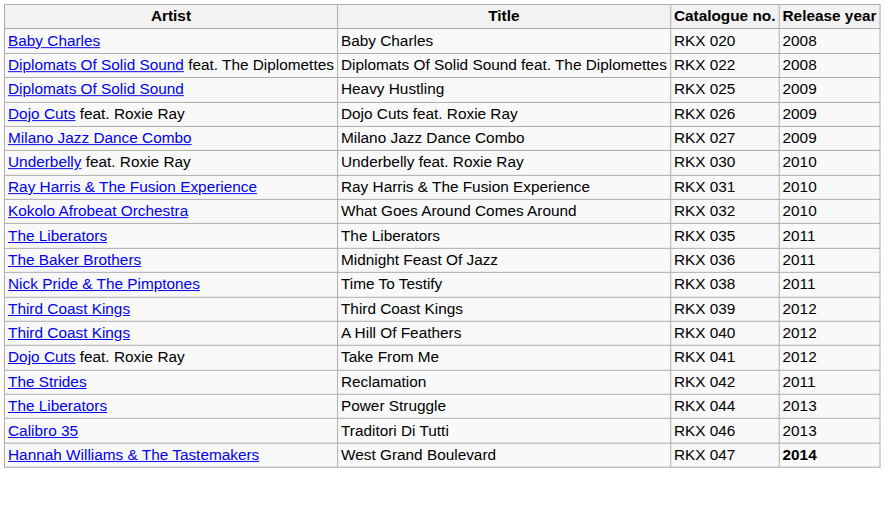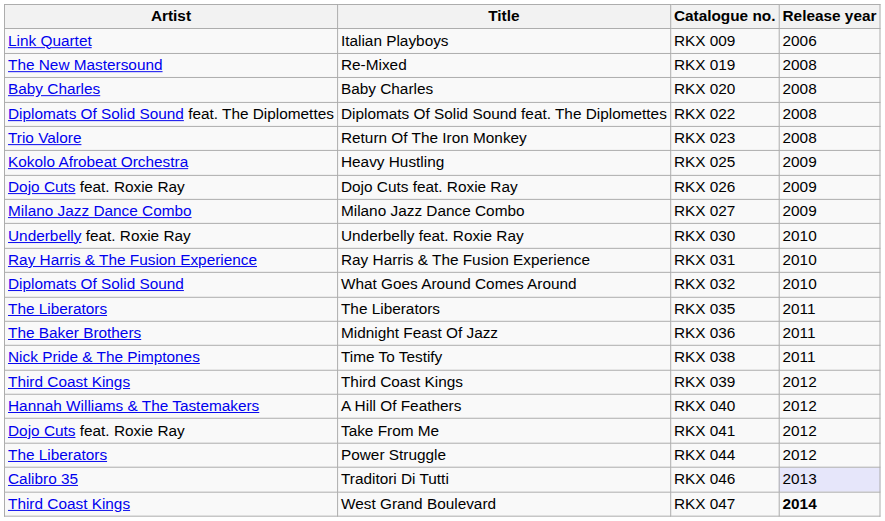+ row: (395, 41)
+ row: (374, 65)
+ row: (434, 138)
(96, 89) Diplomats Of Solid Sound -> (98, 162) Kokolo Afrobeat Orchestra
(98, 211) Kokolo Afrobeat Orchestra -> (96, 284) Diplomats Of Solid Sound
(69, 333) Third Coast Kings -> (134, 406) Hannah Williams & The Tastemakers
- row: (384, 382)
(800, 406) 2013 -> (800, 455) 2012
(800, 430) no background -> (800, 479) lavender background
(134, 455) Hannah Williams & The Tastemakers -> (69, 503) Third Coast Kings
